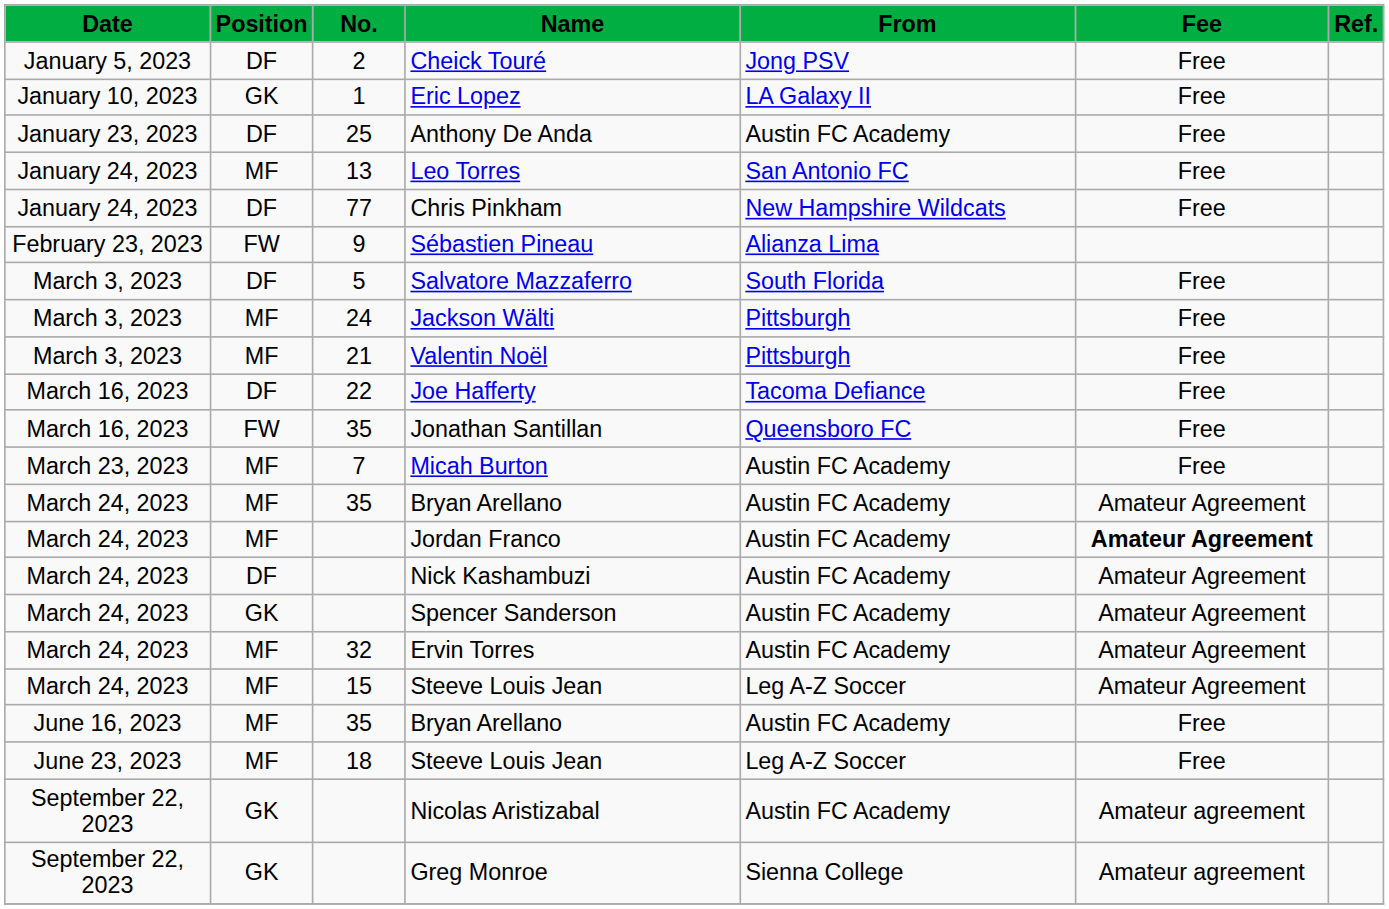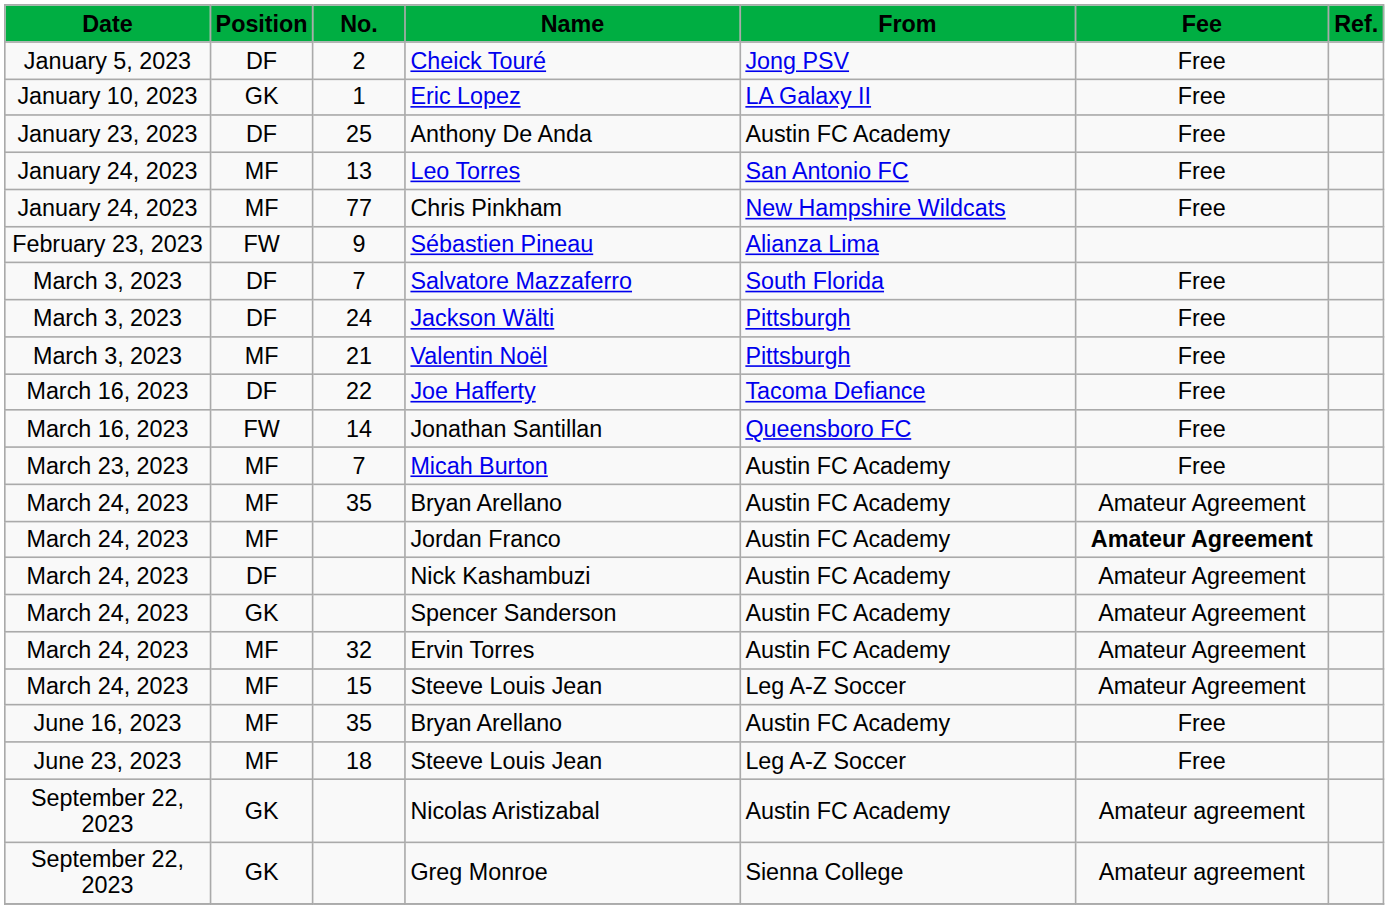(262, 208) DF -> (262, 208) MF
(359, 282) 5 -> (359, 282) 7
(262, 318) MF -> (262, 318) DF
(359, 429) 35 -> (359, 429) 14
